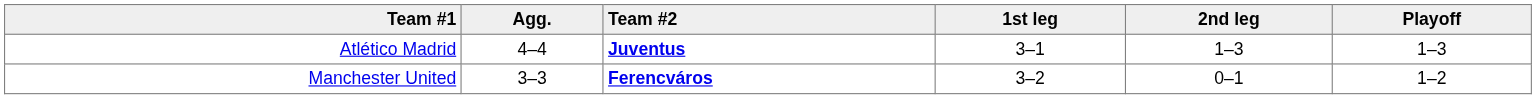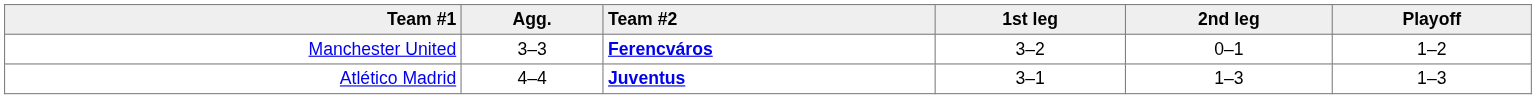rows swapped: (398, 49) <-> (382, 78)
